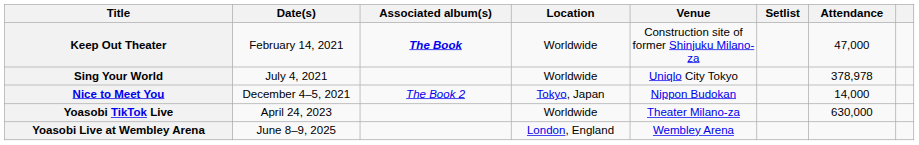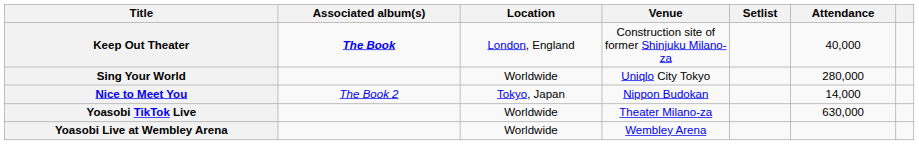- column: (296, 13)
(571, 44) Worldwide -> (531, 44) London, England
(852, 44) 47,000 -> (843, 44) 40,000
(852, 76) 378,978 -> (843, 76) 280,000
(571, 130) London, England -> (531, 130) Worldwide
